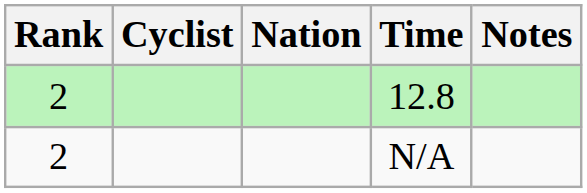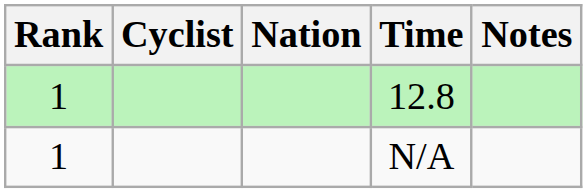(59, 95) 2 -> (59, 95) 1
(59, 156) 2 -> (59, 156) 1
